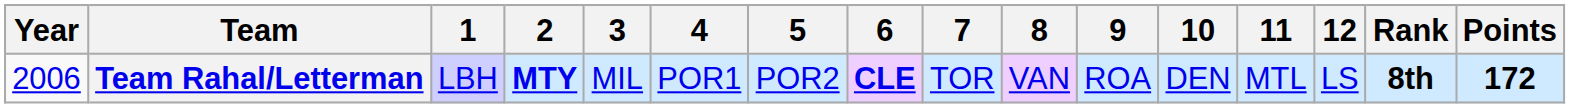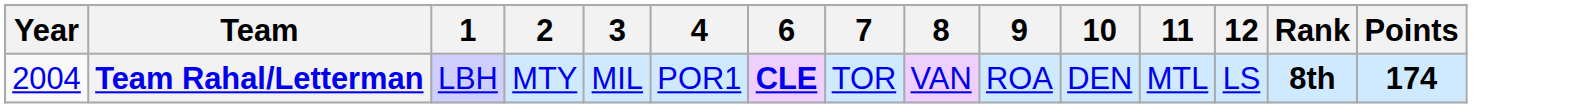- column: (798, 30)
(46, 78) 2006 -> (46, 78) 2004
(545, 78) bold -> (545, 78) normal
(1510, 78) 172 -> (1412, 78) 174
